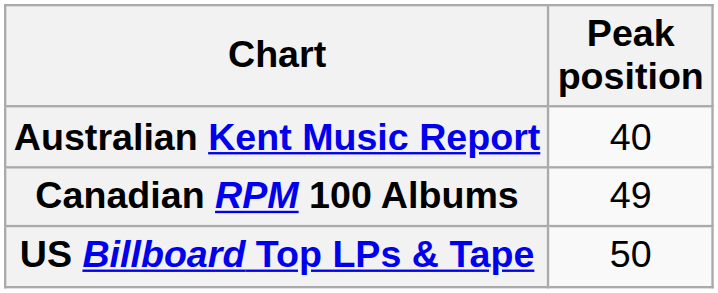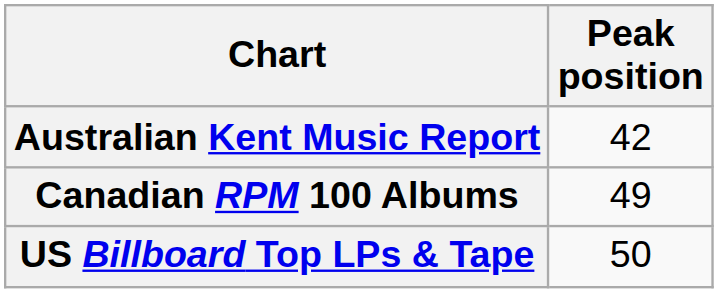(631, 136) 40 -> (631, 136) 42
